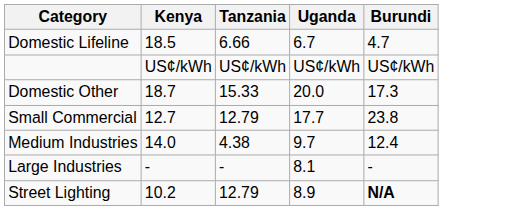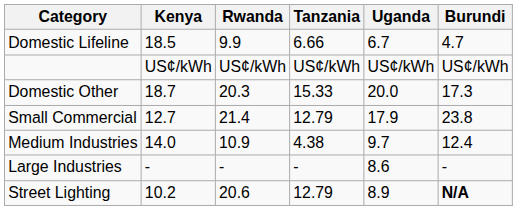+ column: (253, 17)
(309, 117) 17.7 -> (383, 117) 17.9
(304, 167) 8.1 -> (378, 167) 8.6
